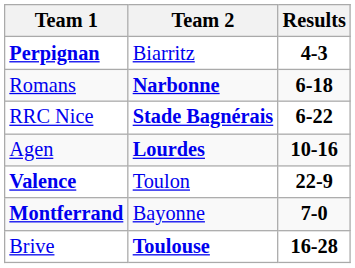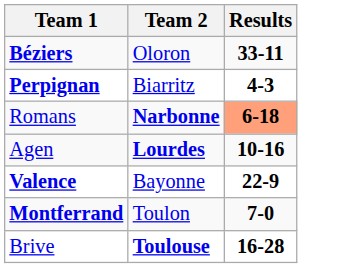+ row: (41, 52)
(314, 85) no background -> (261, 117) lightsalmon background
- row: (51, 117)
(161, 181) Toulon -> (169, 181) Bayonne
(169, 213) Bayonne -> (161, 213) Toulon
